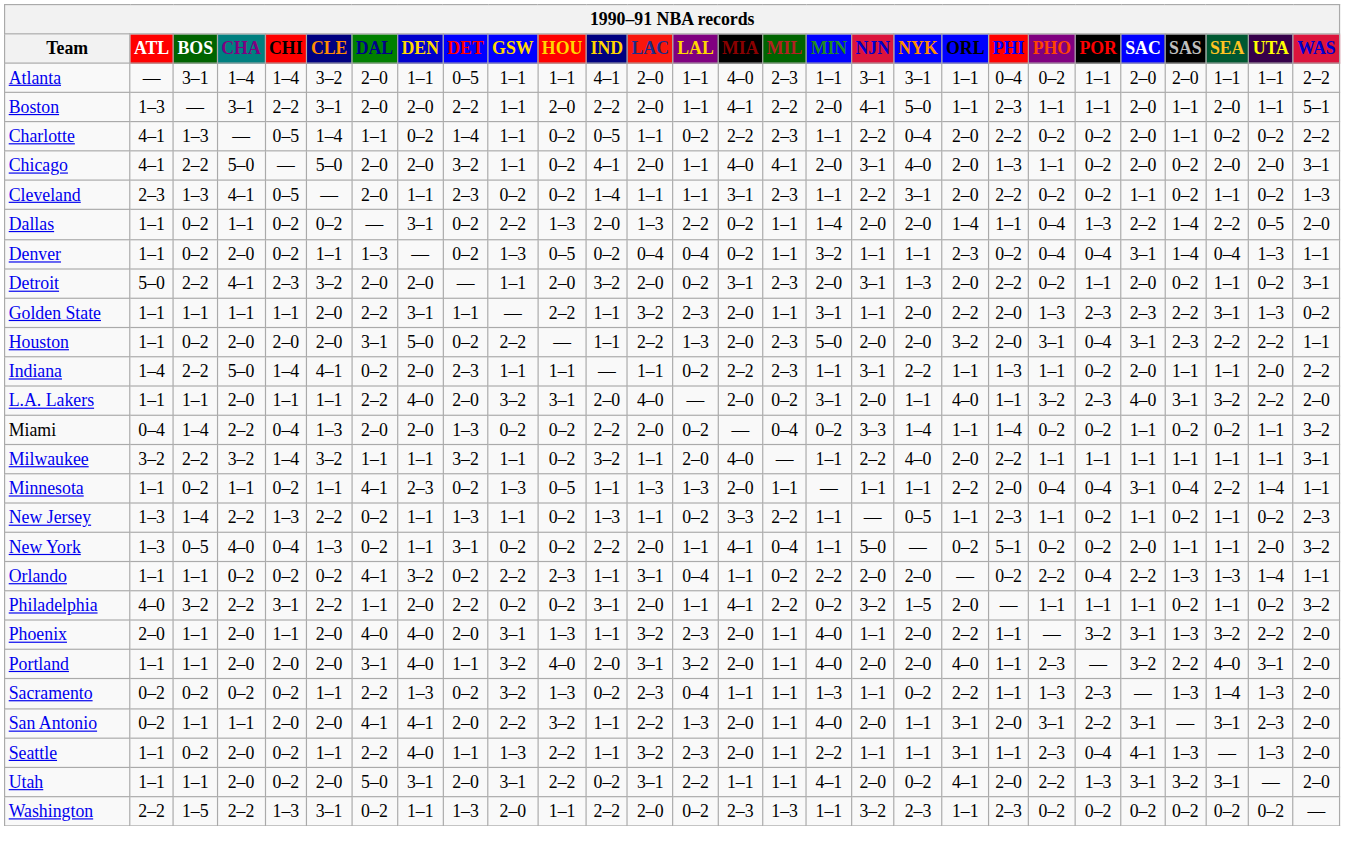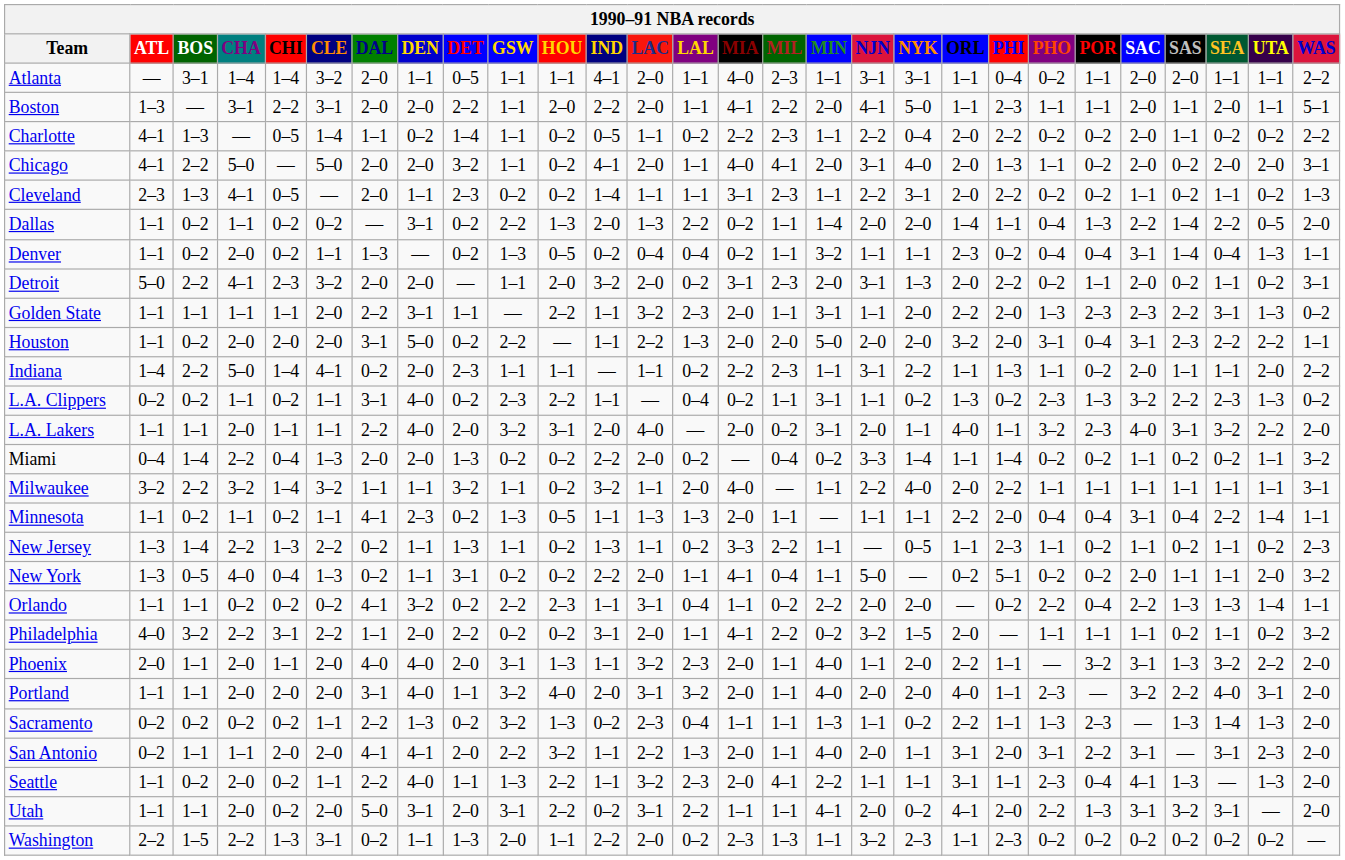(785, 341) 2–3 -> (785, 341) 2–0
+ row: (57, 400)
(785, 752) 1–1 -> (785, 781) 4–1
